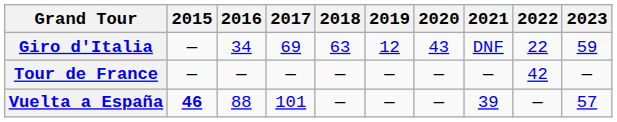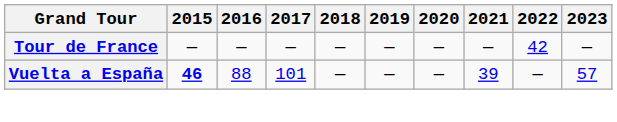- row: (86, 47)
